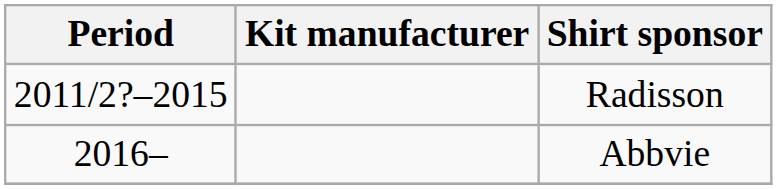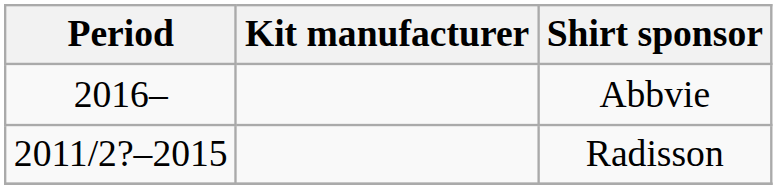rows swapped: (655, 93) <-> (655, 153)
